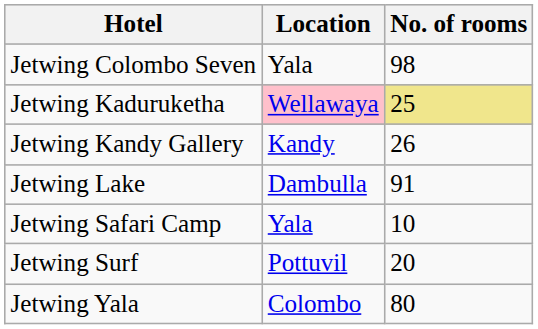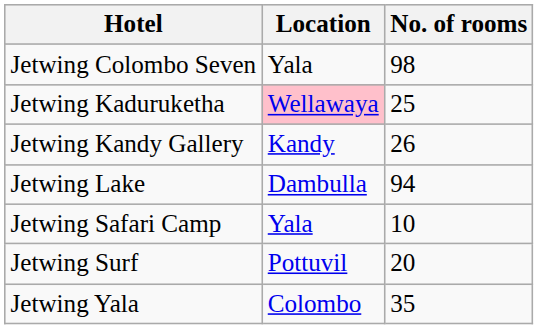(403, 104) khaki background -> (403, 104) no background
(403, 183) 91 -> (403, 183) 94
(403, 303) 80 -> (403, 303) 35
